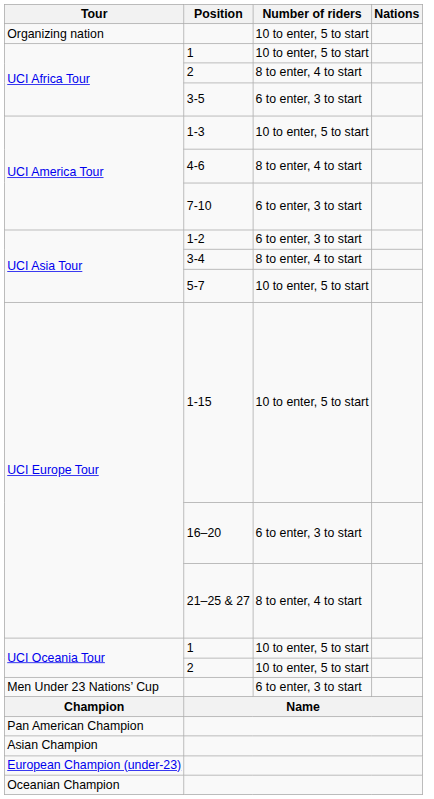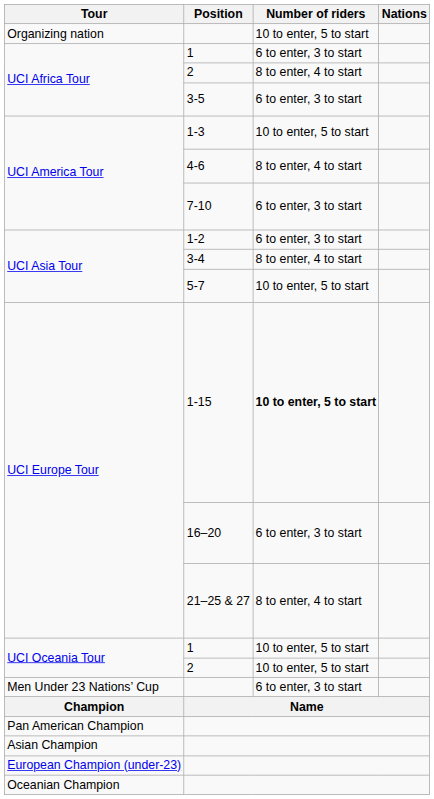(312, 53) 10 to enter, 5 to start -> (309, 53) 6 to enter, 3 to start
(312, 402) normal -> (316, 402) bold
